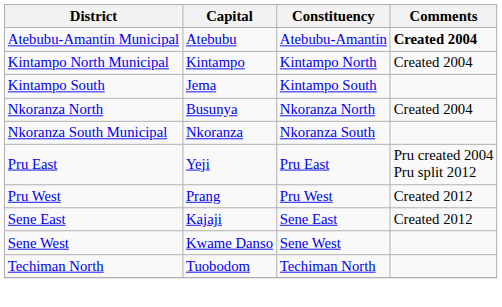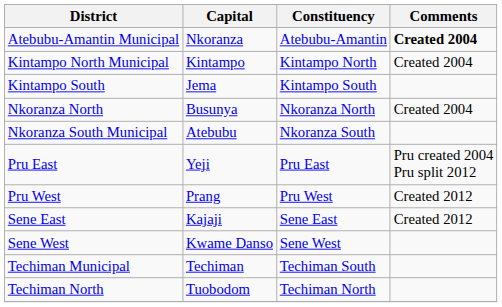(211, 39) Atebubu -> (215, 39) Nkoranza
(215, 132) Nkoranza -> (211, 132) Atebubu
+ row: (69, 266)
